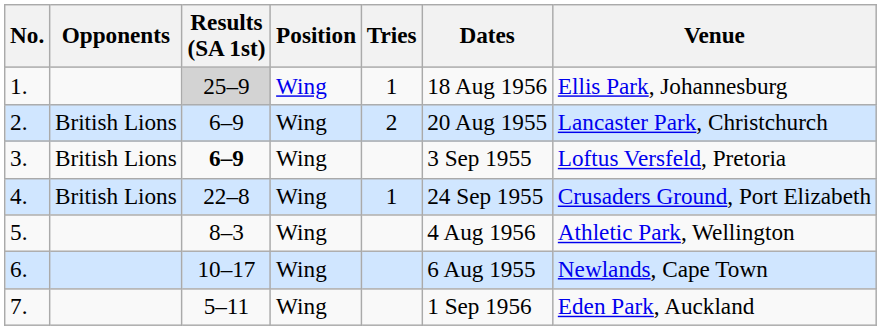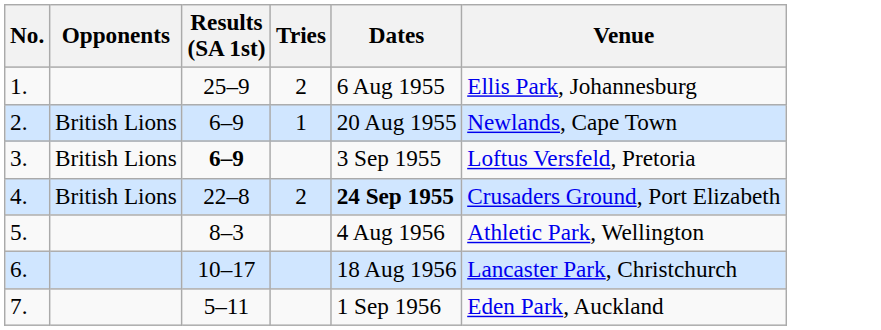- column: (316, 35)
(226, 85) lightgrey background -> (226, 85) no background
(392, 85) 1 -> (301, 85) 2
(487, 85) 18 Aug 1956 -> (391, 85) 6 Aug 1955
(392, 122) 2 -> (301, 122) 1
(693, 122) Lancaster Park, Christchurch -> (572, 122) Newlands, Cape Town
(392, 196) 1 -> (301, 196) 2
(485, 196) normal -> (395, 196) bold
(481, 269) 6 Aug 1955 -> (397, 269) 18 Aug 1956
(663, 269) Newlands, Cape Town -> (602, 269) Lancaster Park, Christchurch
